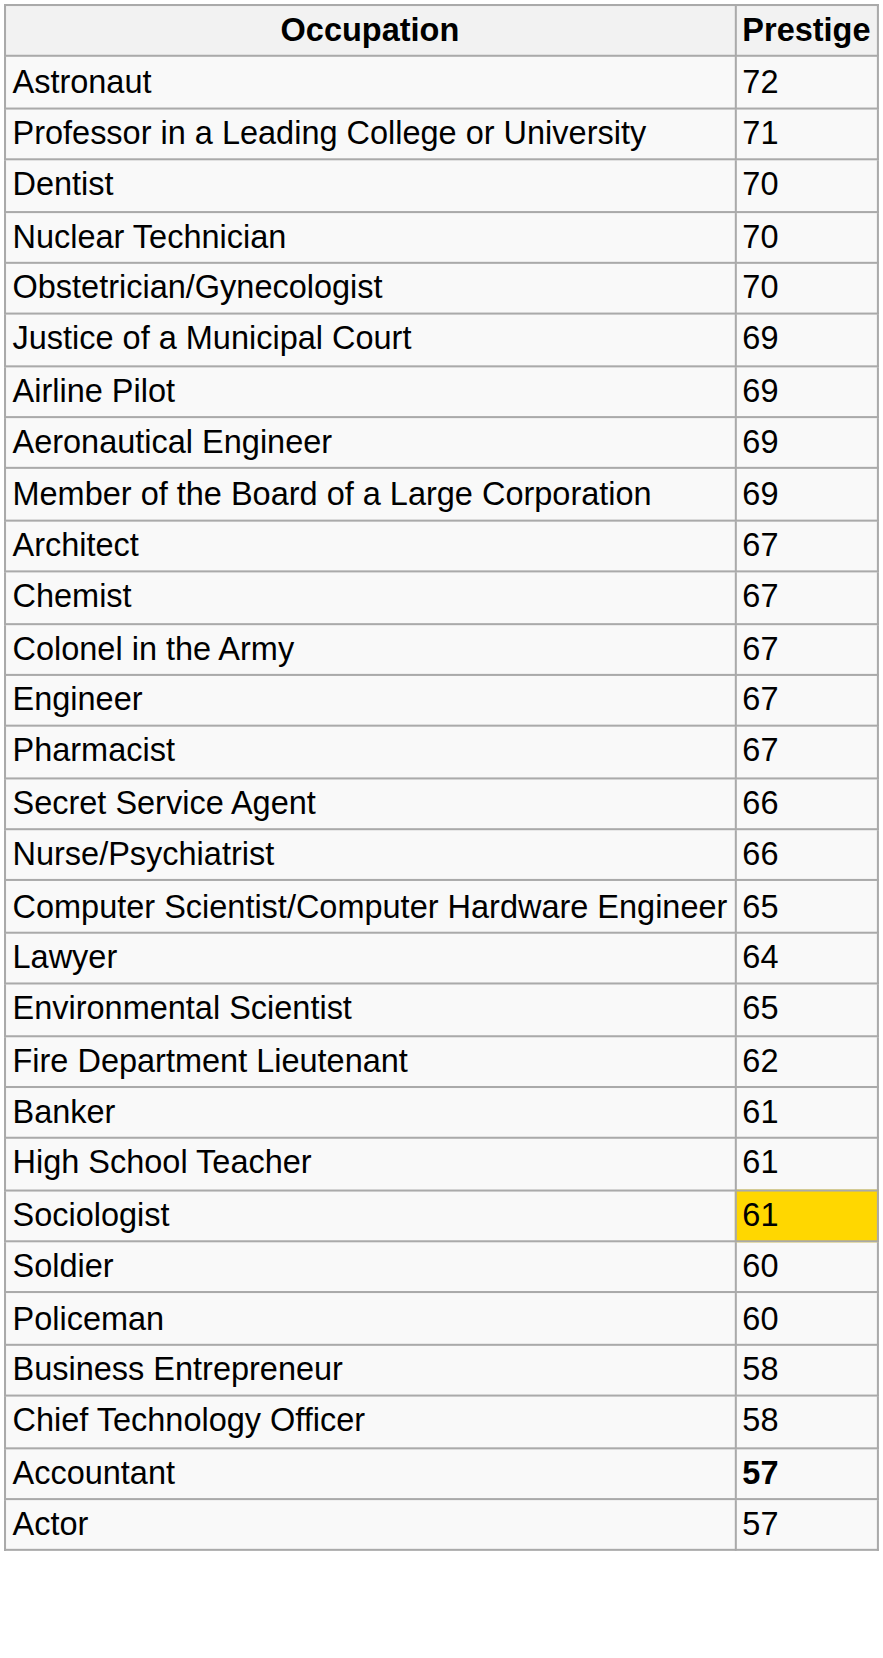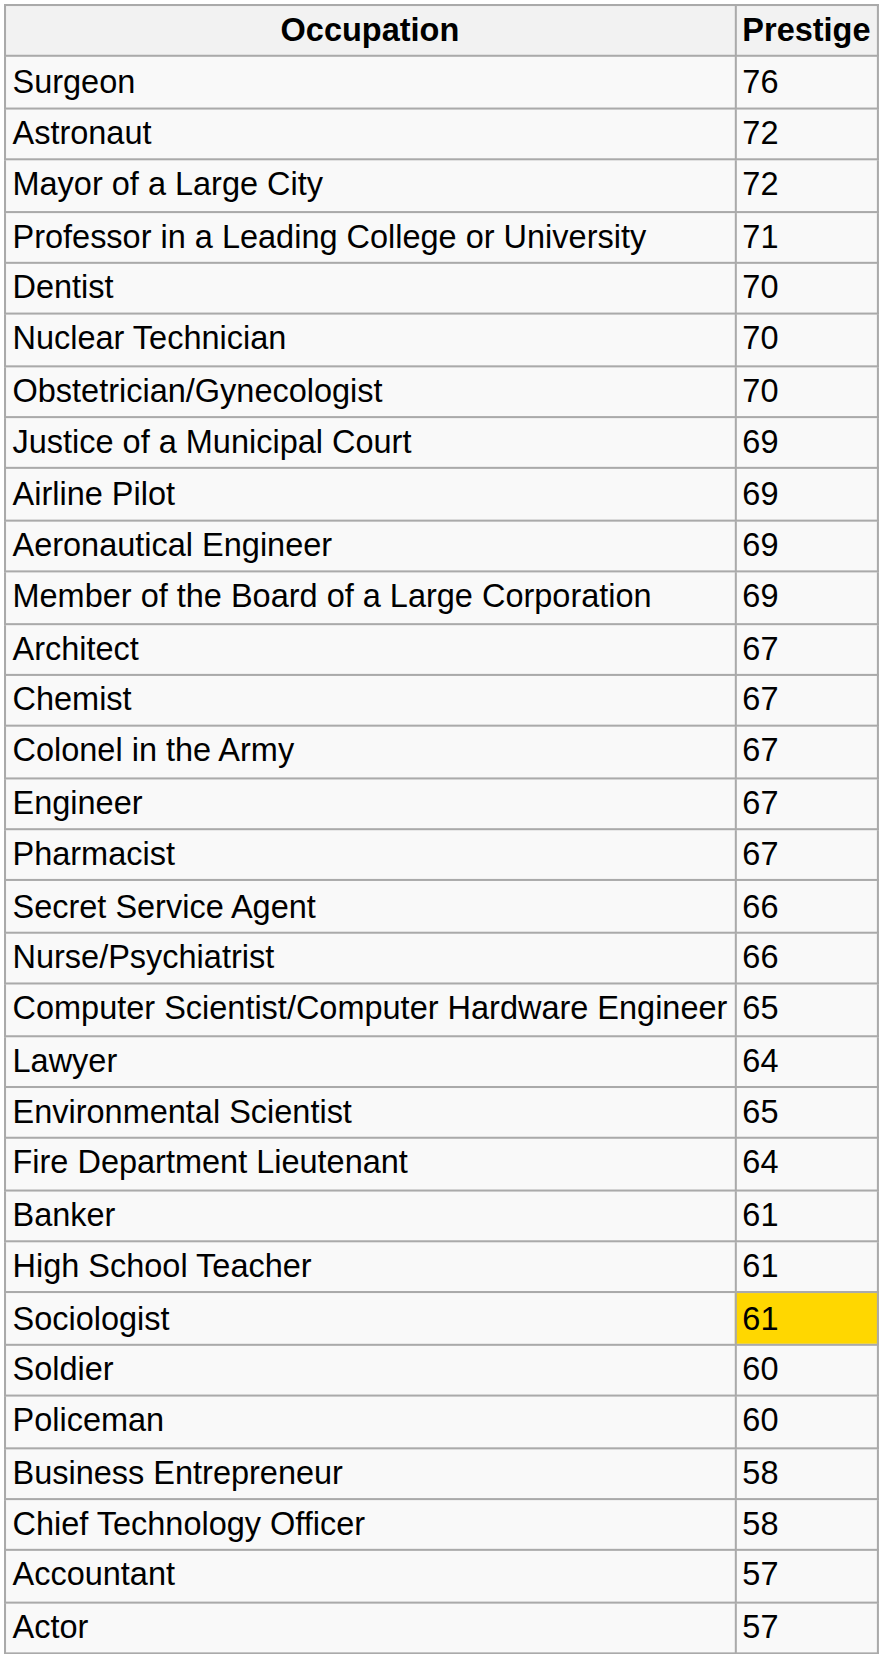+ row: (74, 81)
+ row: (168, 184)
(760, 1060) 62 -> (760, 1163) 64
(760, 1472) bold -> (760, 1575) normal
